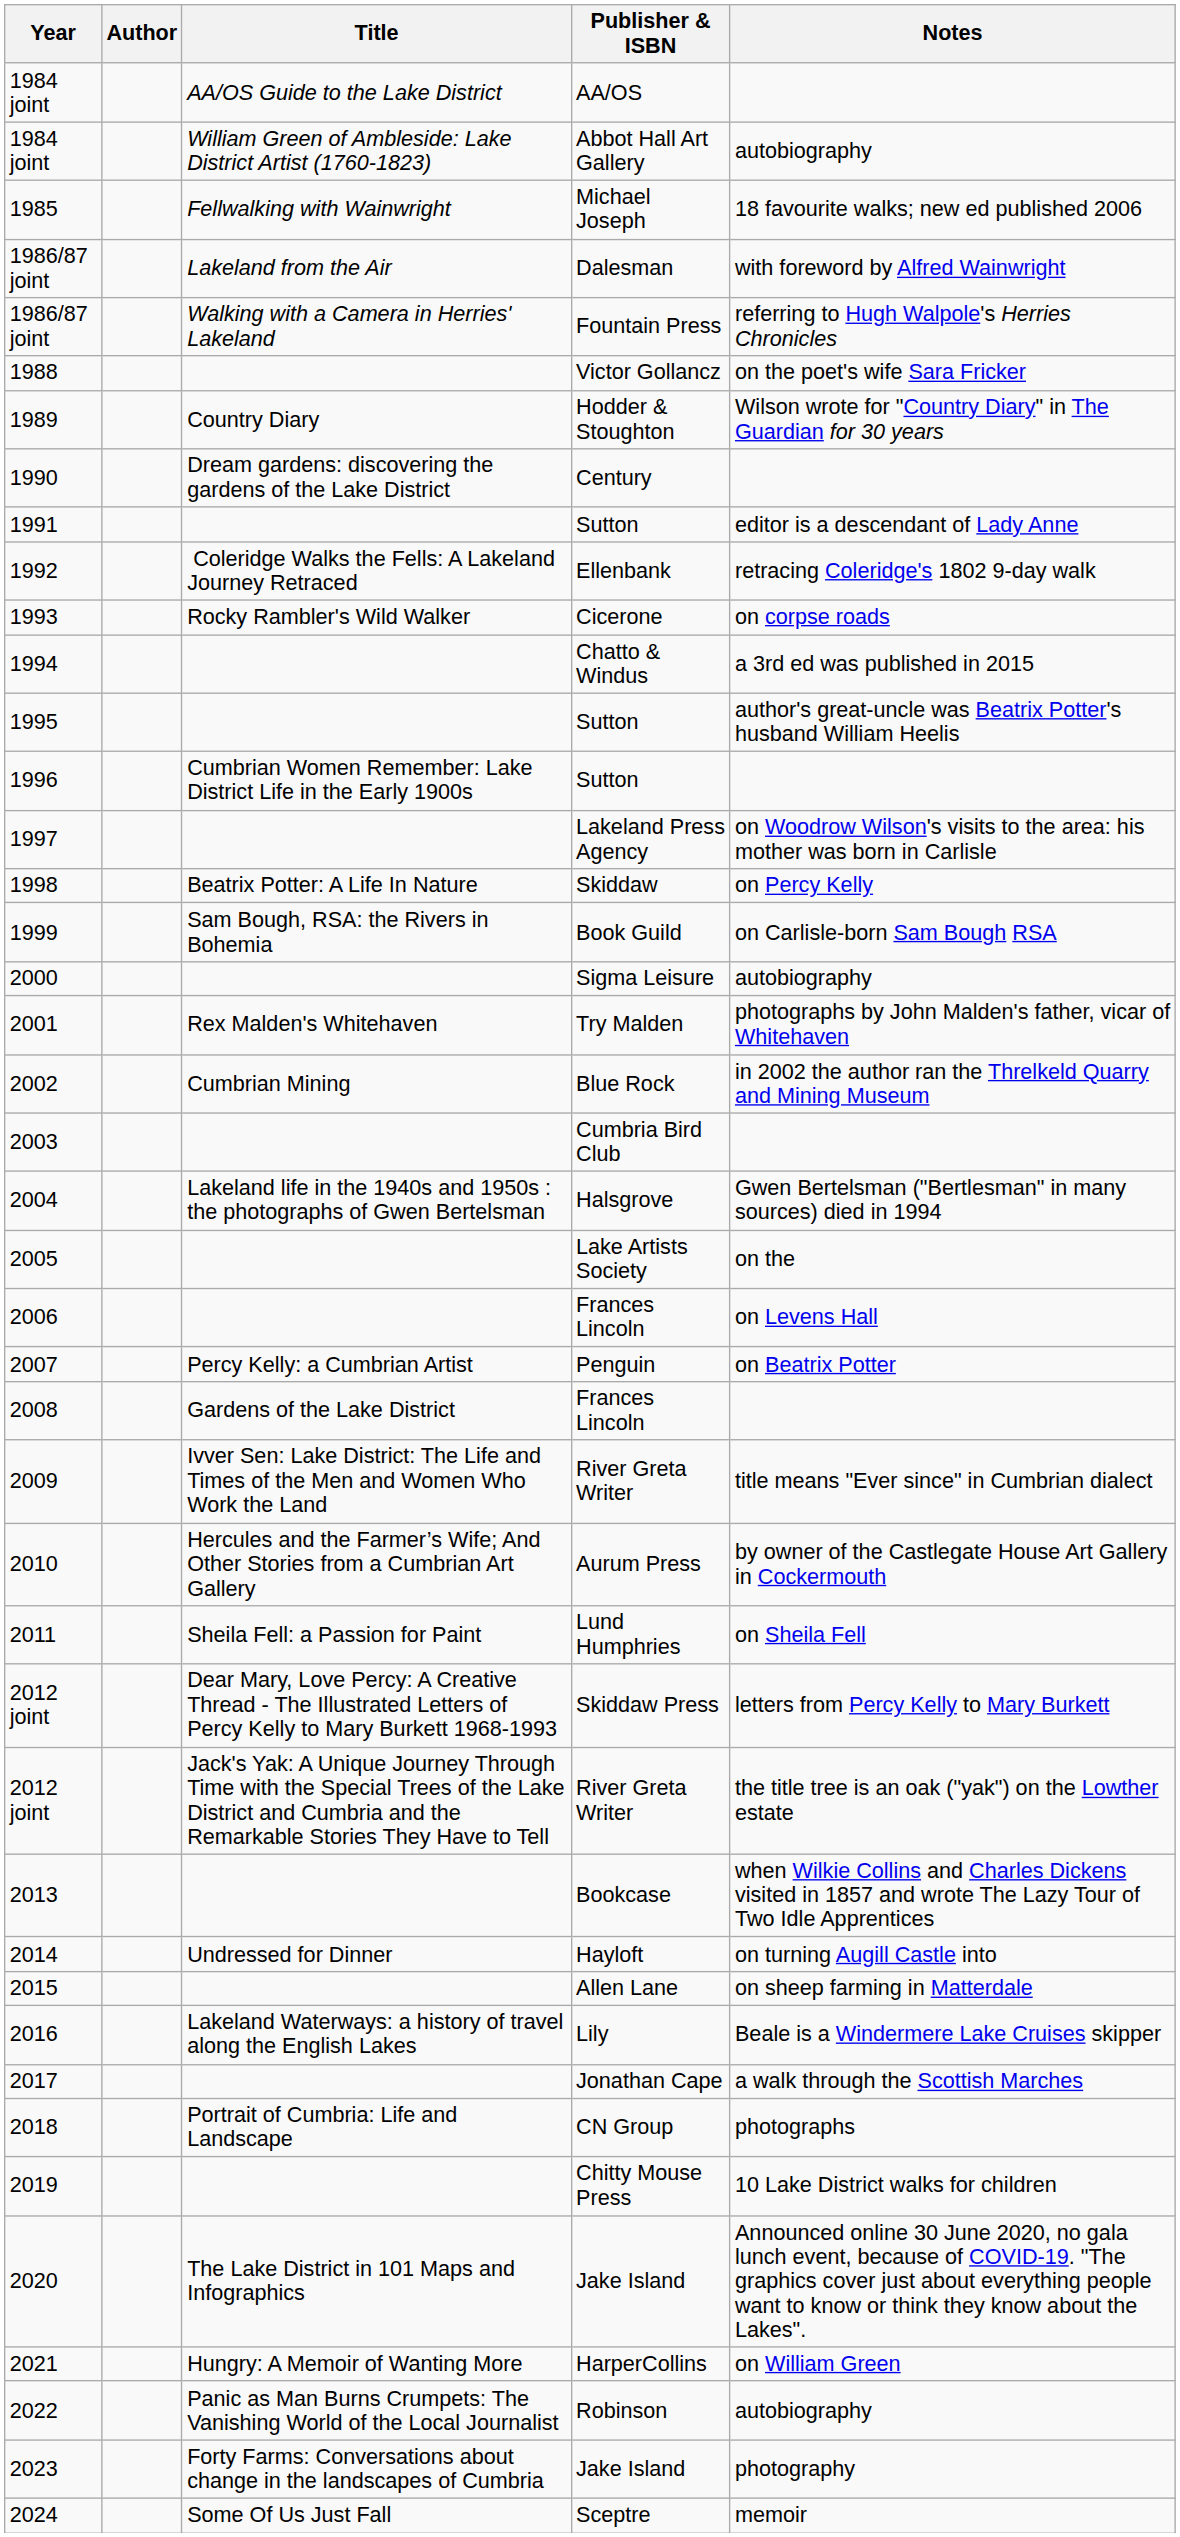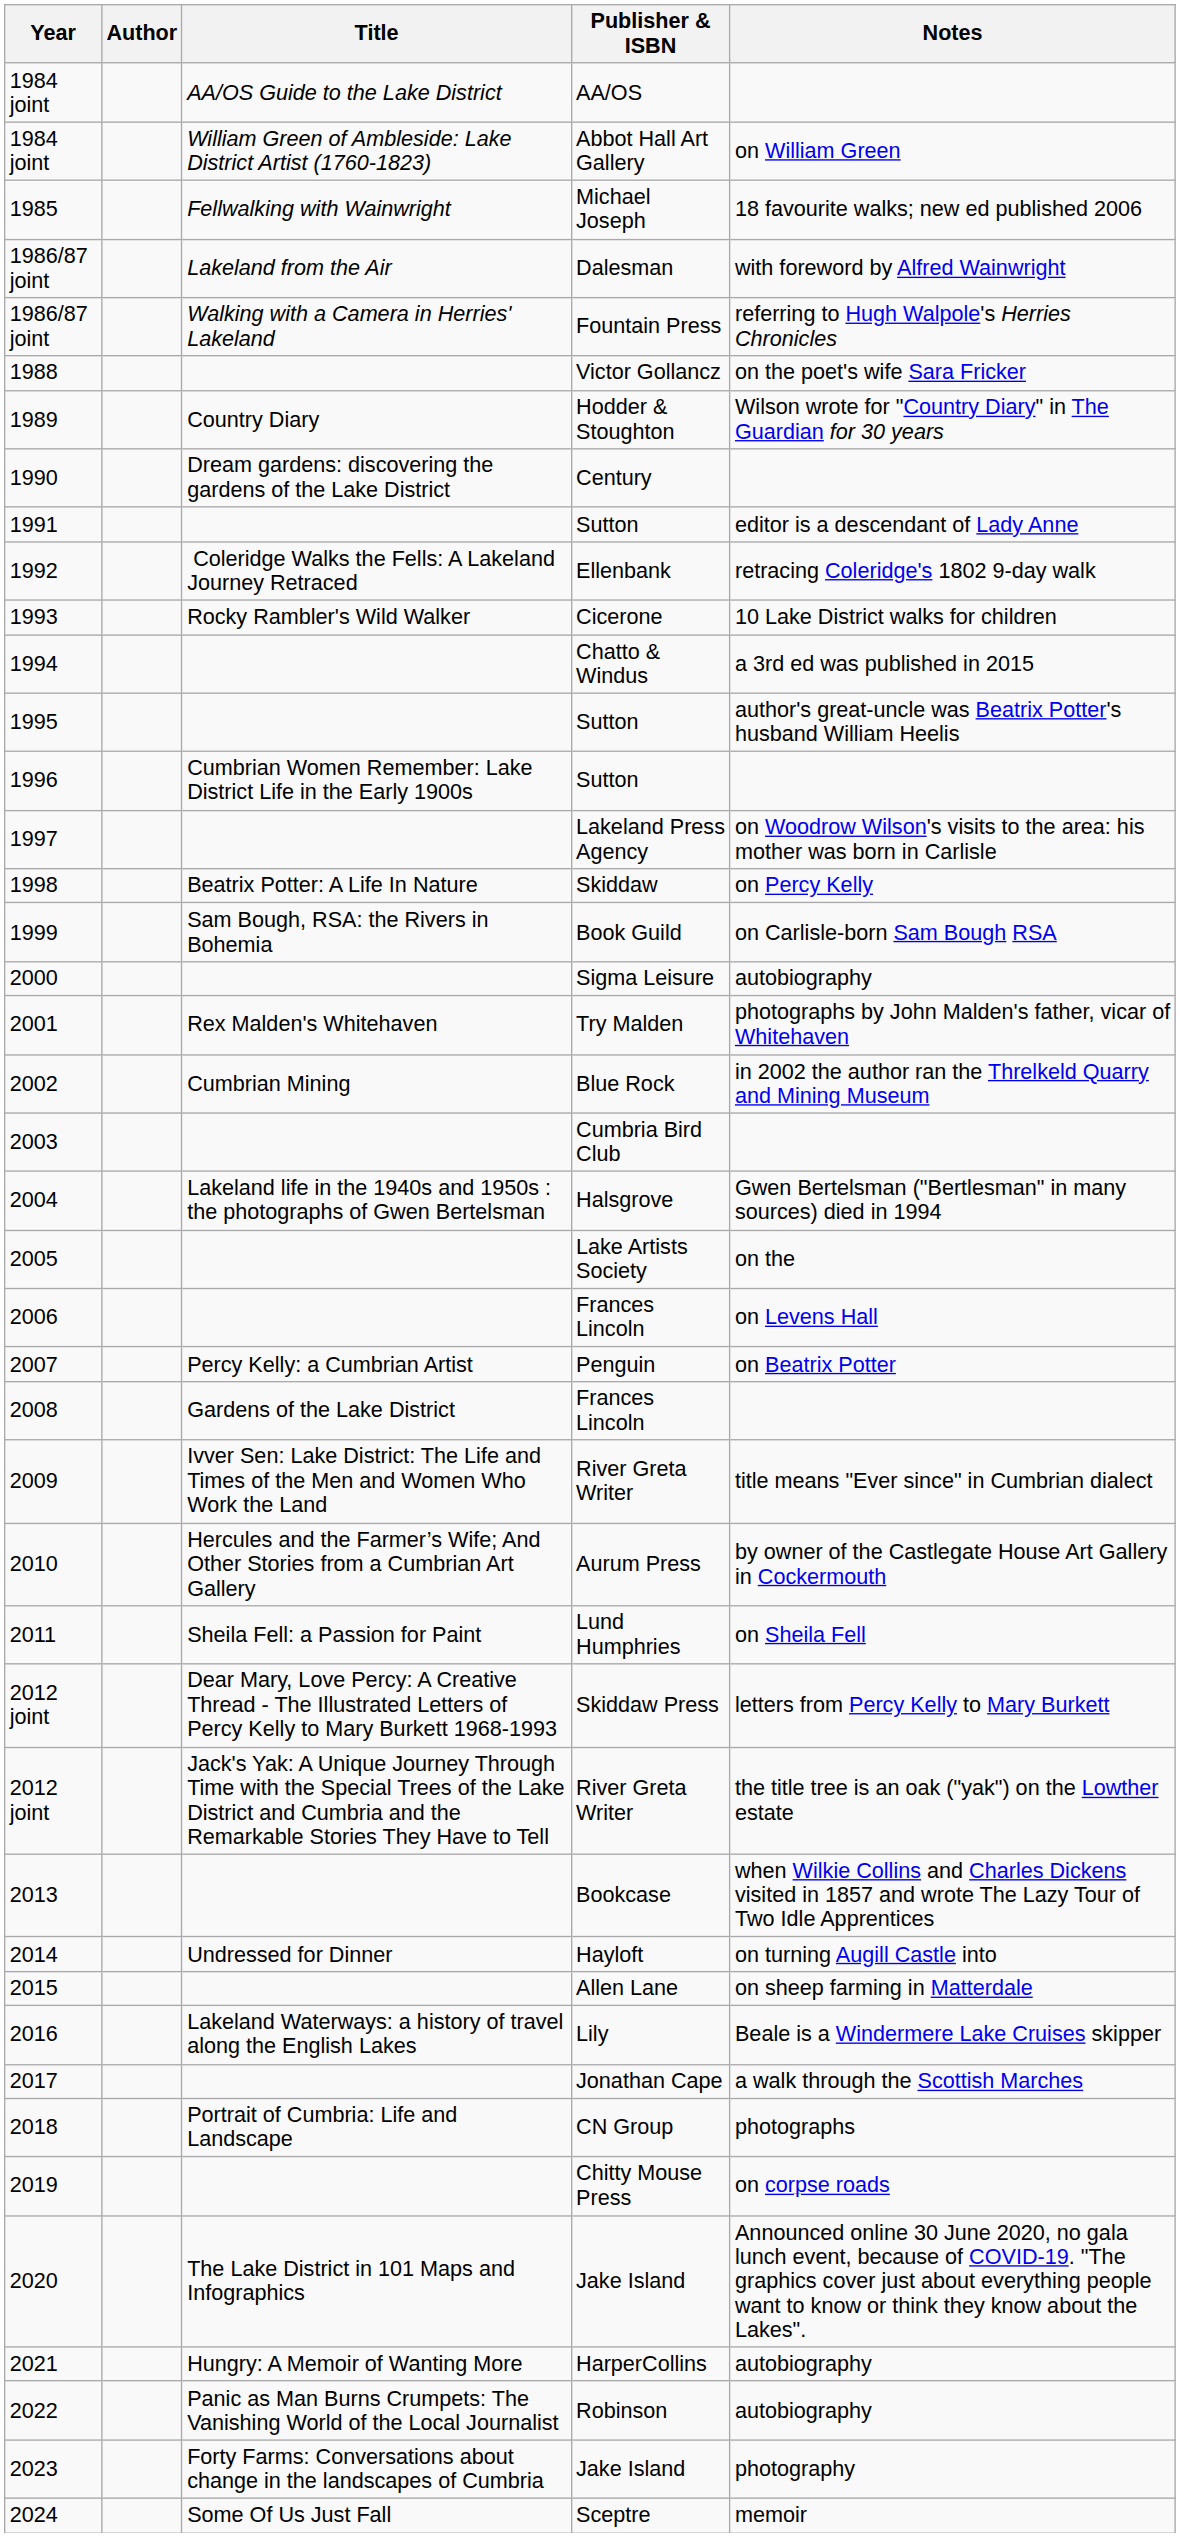(803, 150) autobiography -> (818, 150) on William Green
(812, 617) on corpse roads -> (896, 617) 10 Lake District walks for children
(896, 2186) 10 Lake District walks for children -> (812, 2186) on corpse roads
(818, 2363) on William Green -> (803, 2363) autobiography
